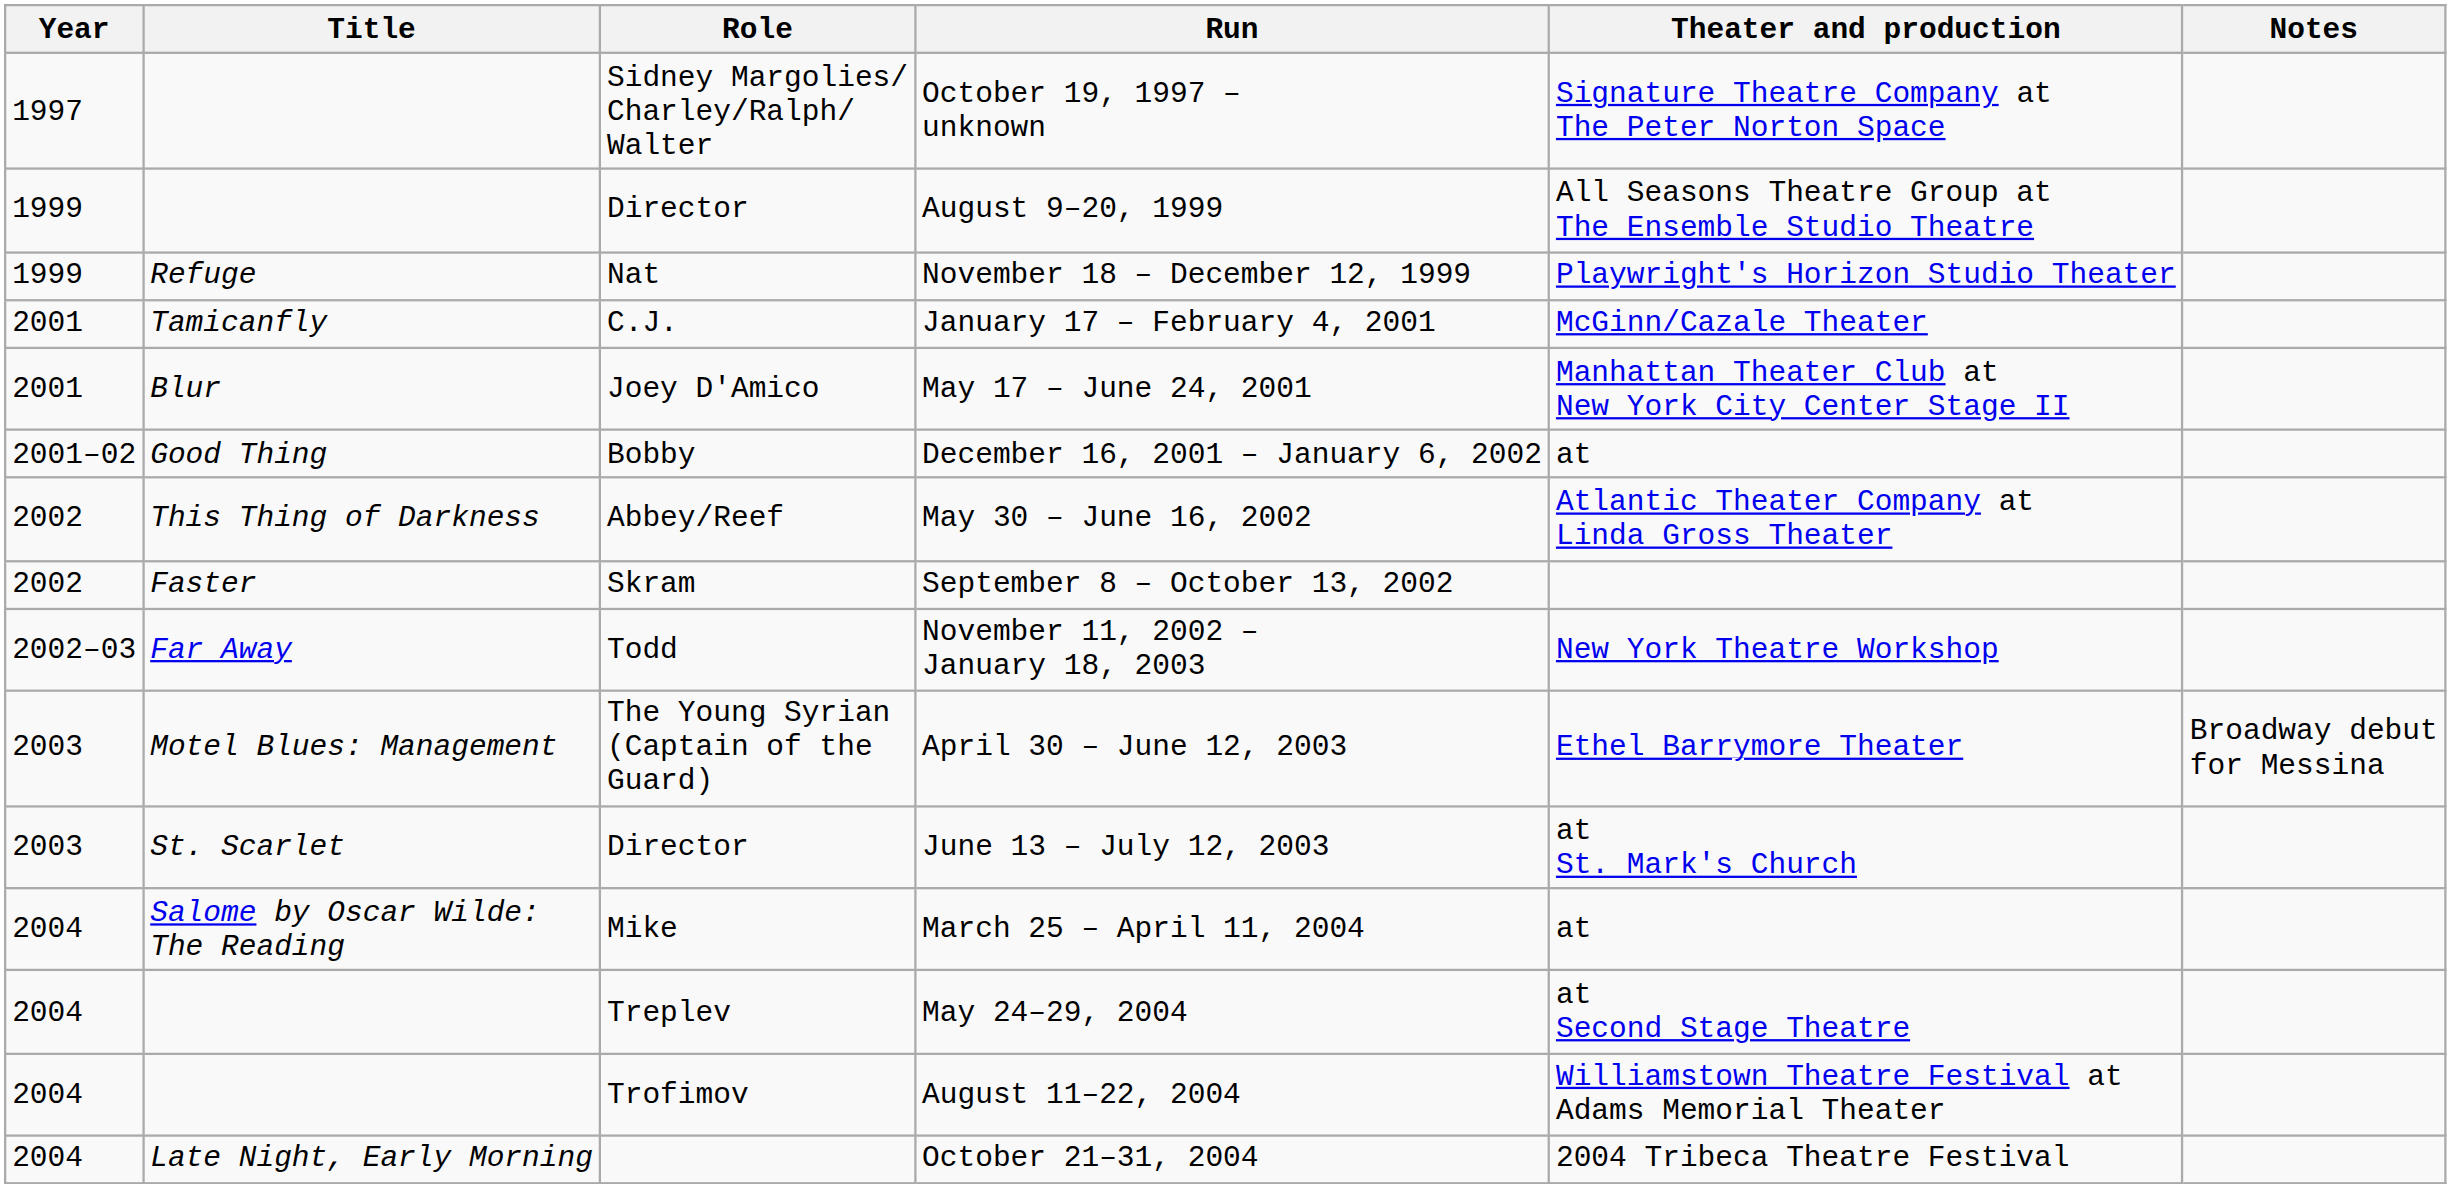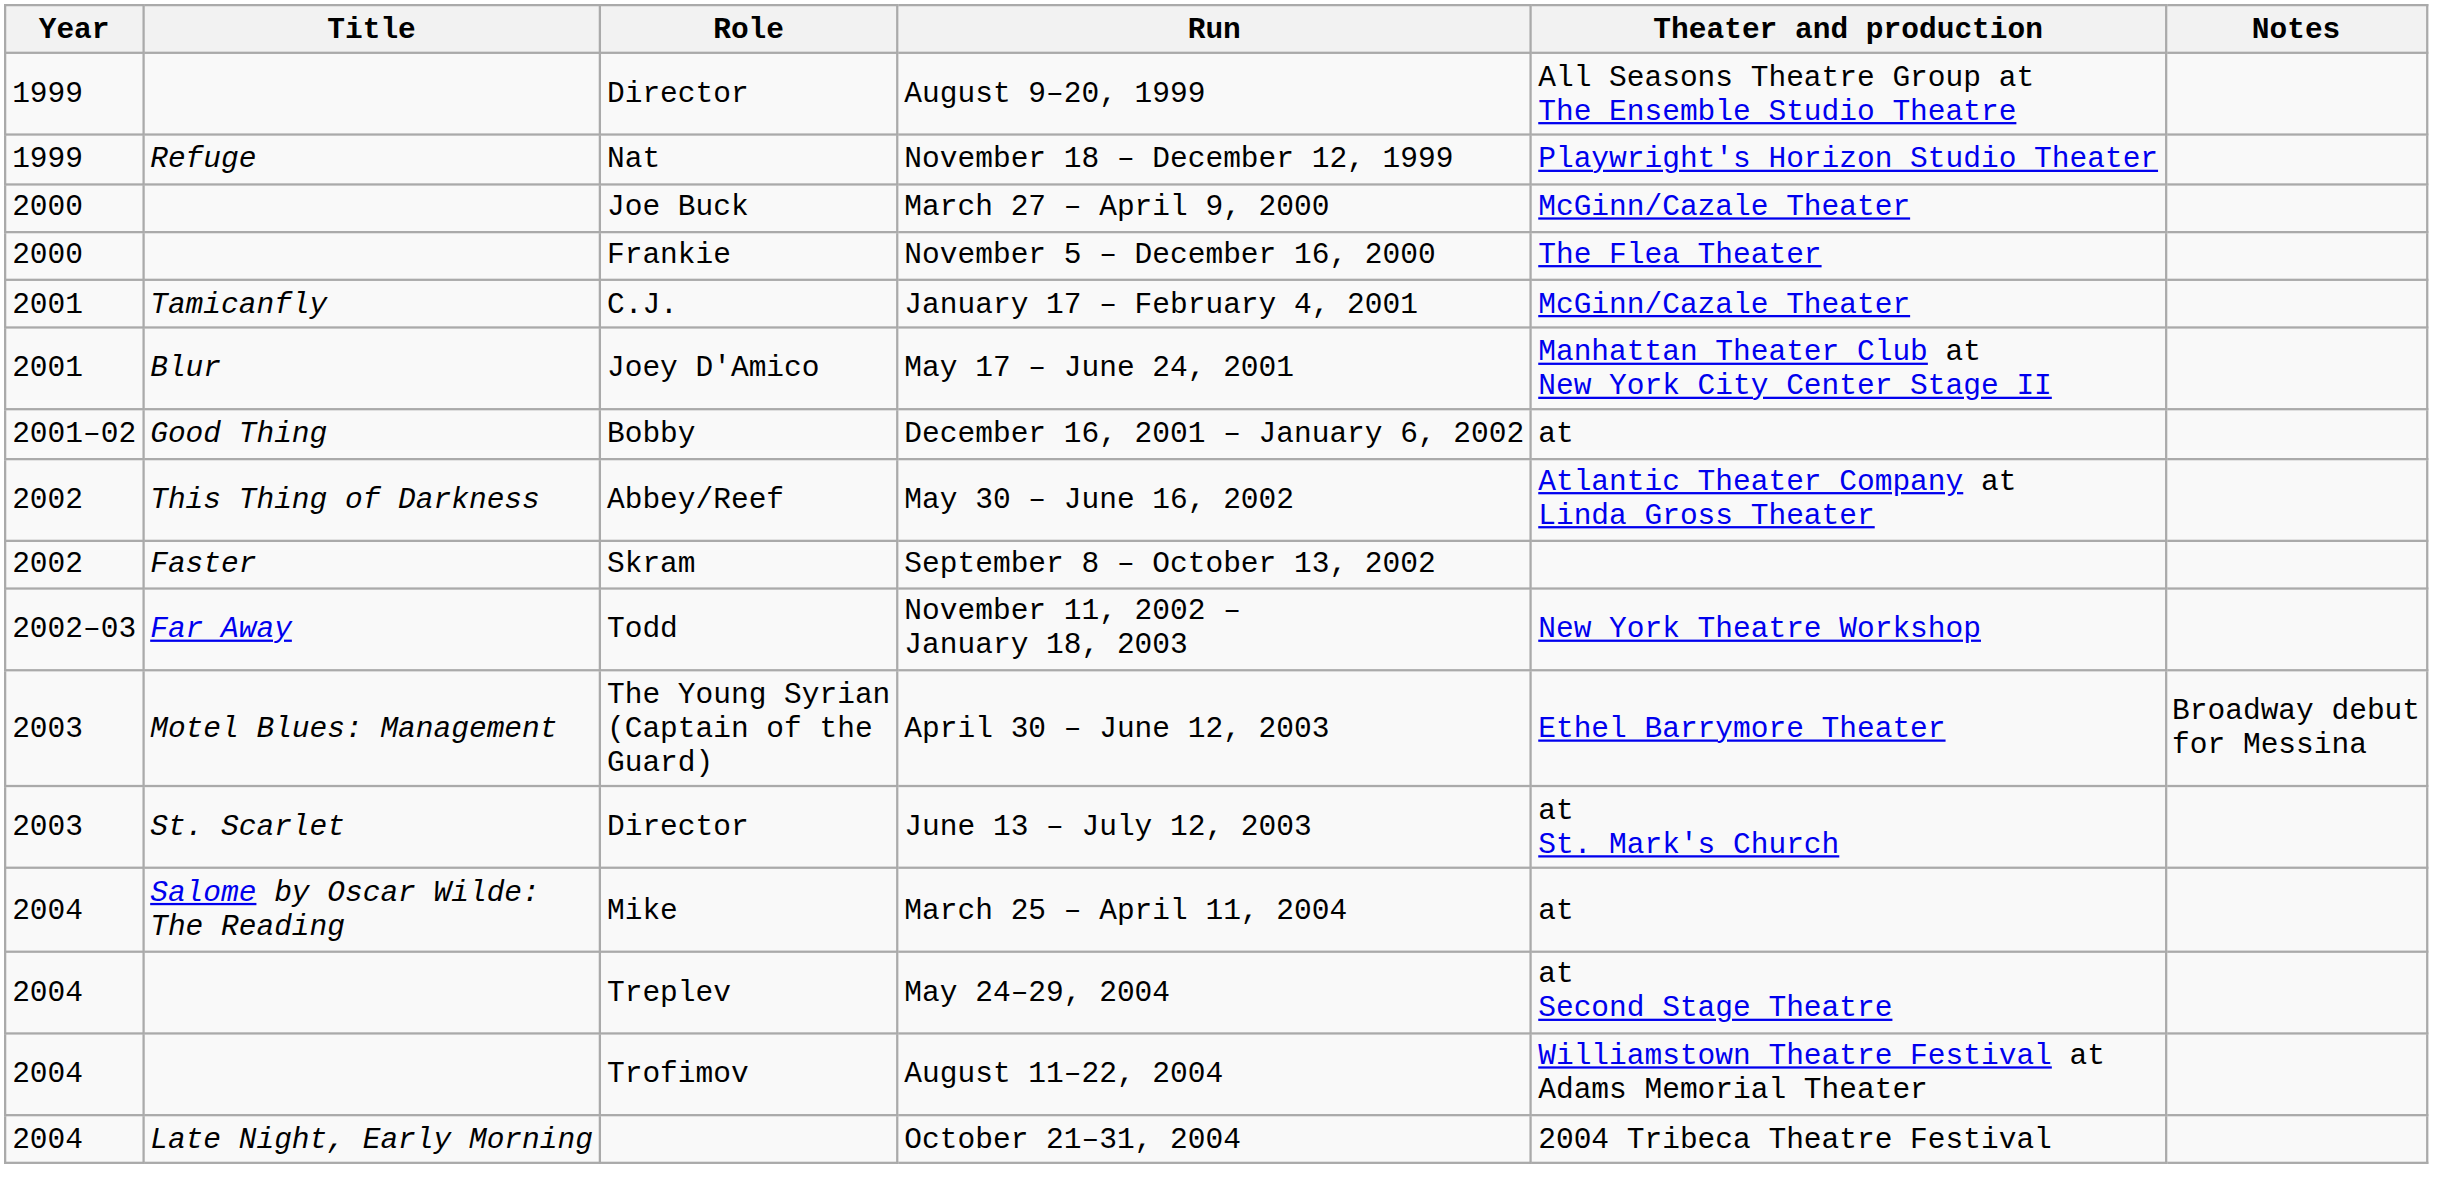- row: (1081, 111)
+ row: (1117, 208)
+ row: (1170, 256)
